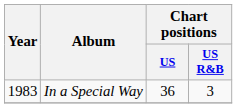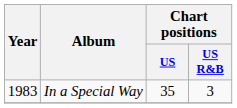(168, 91) 36 -> (168, 91) 35
